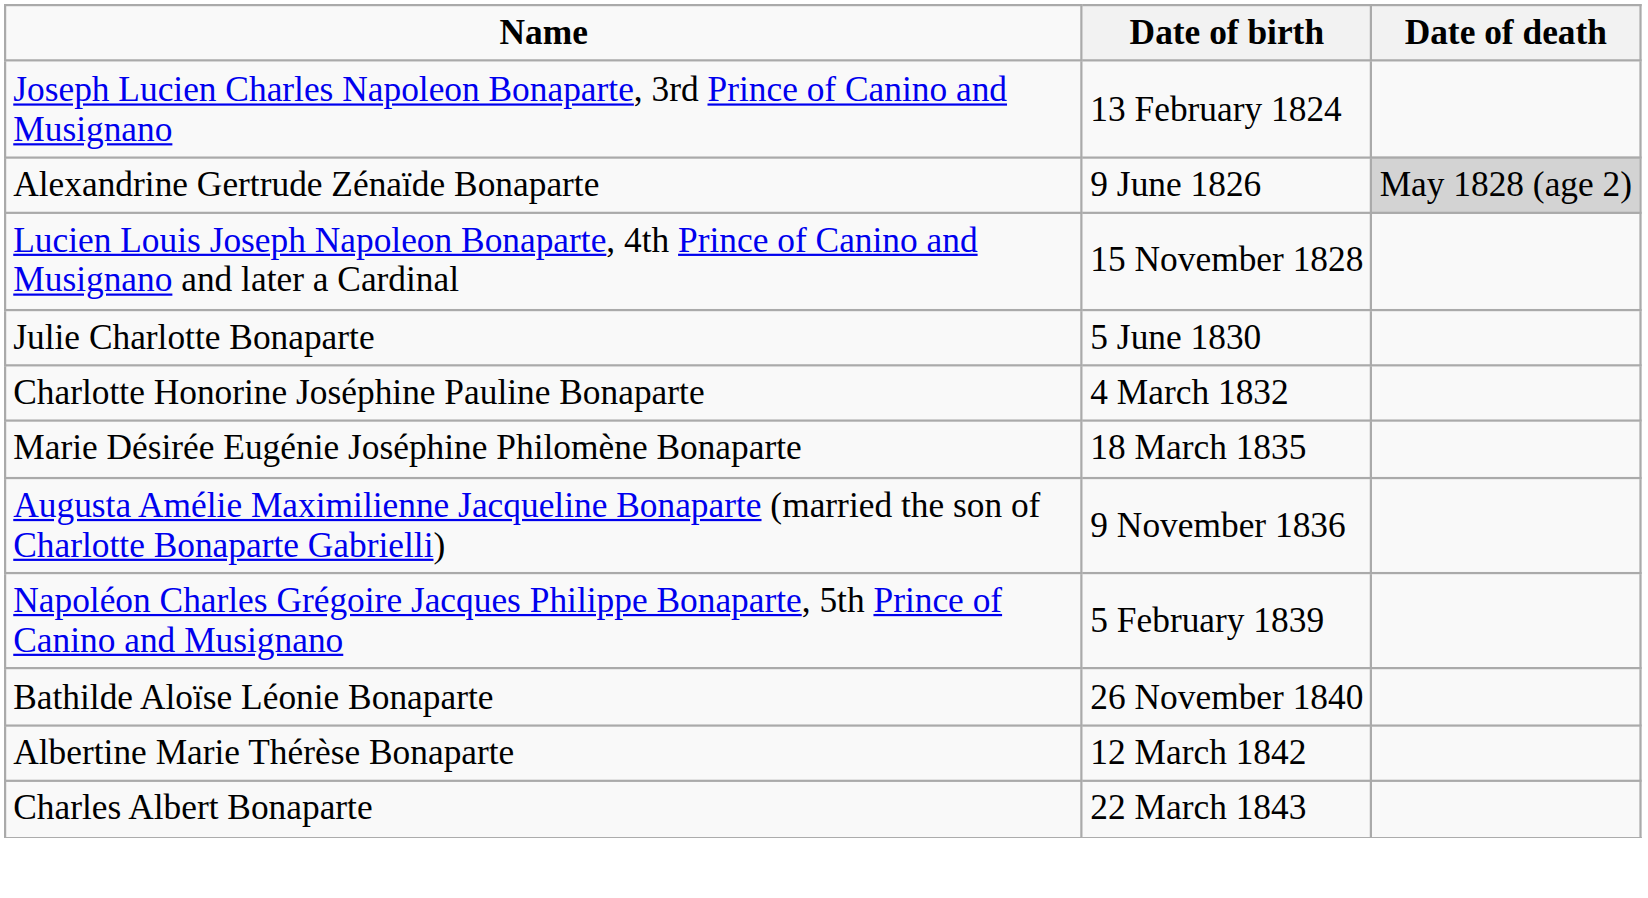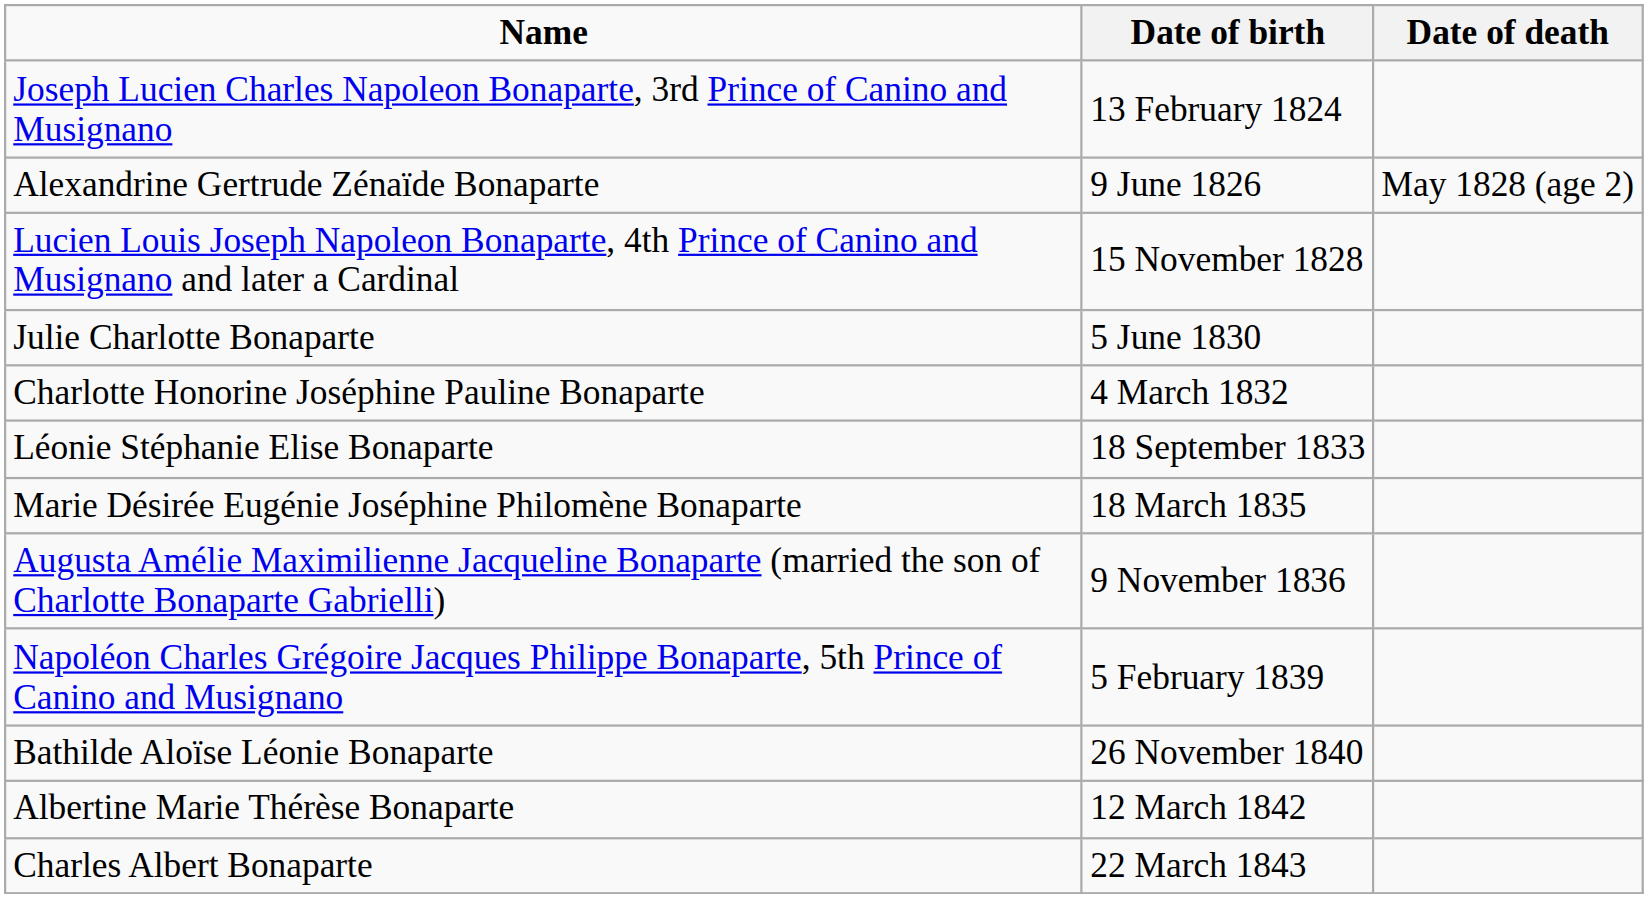(1506, 184) lightgrey background -> (1508, 184) no background
+ row: (253, 448)
